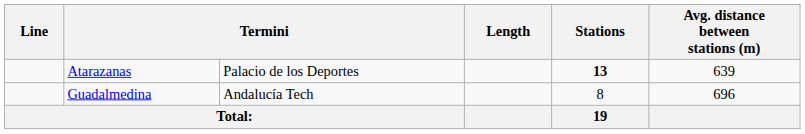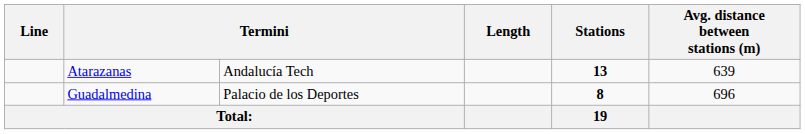(291, 71) Palacio de los Deportes -> (268, 71) Andalucía Tech
(268, 93) Andalucía Tech -> (291, 93) Palacio de los Deportes
(600, 93) normal -> (600, 93) bold
